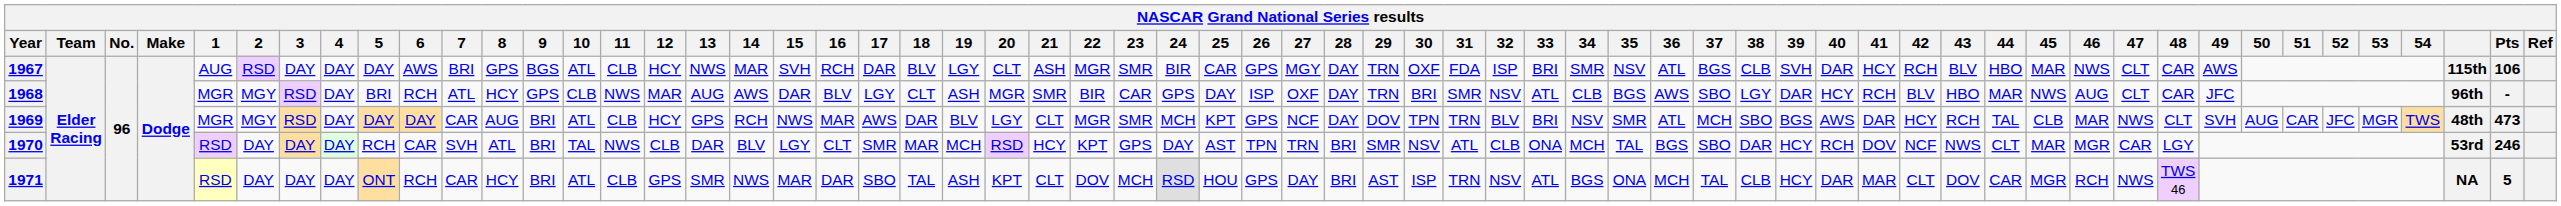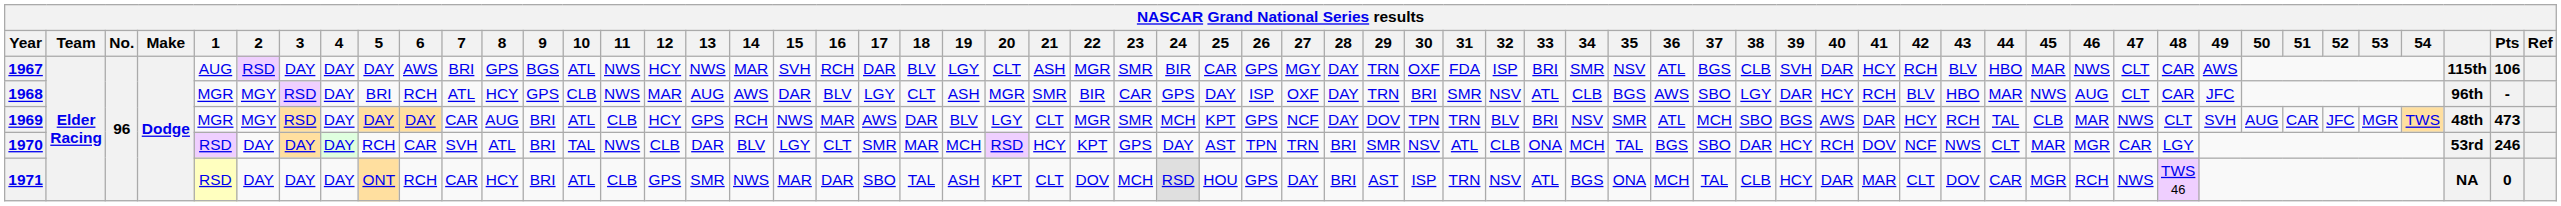(622, 68) CLB -> (622, 68) NWS
(2507, 180) 5 -> (2507, 180) 0
